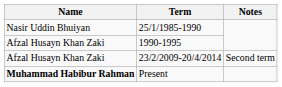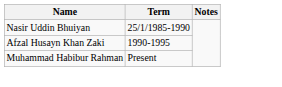- row: (180, 58)
(70, 74) bold -> (65, 58) normal
